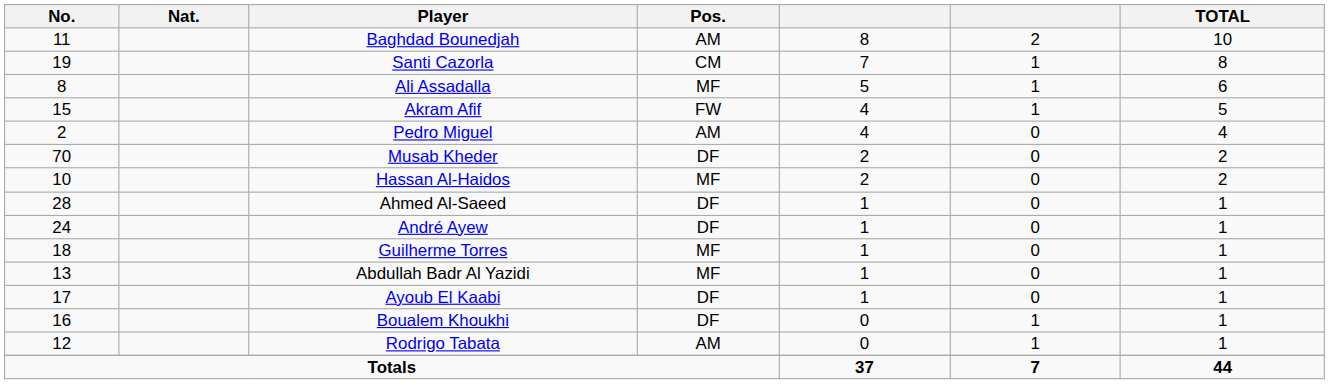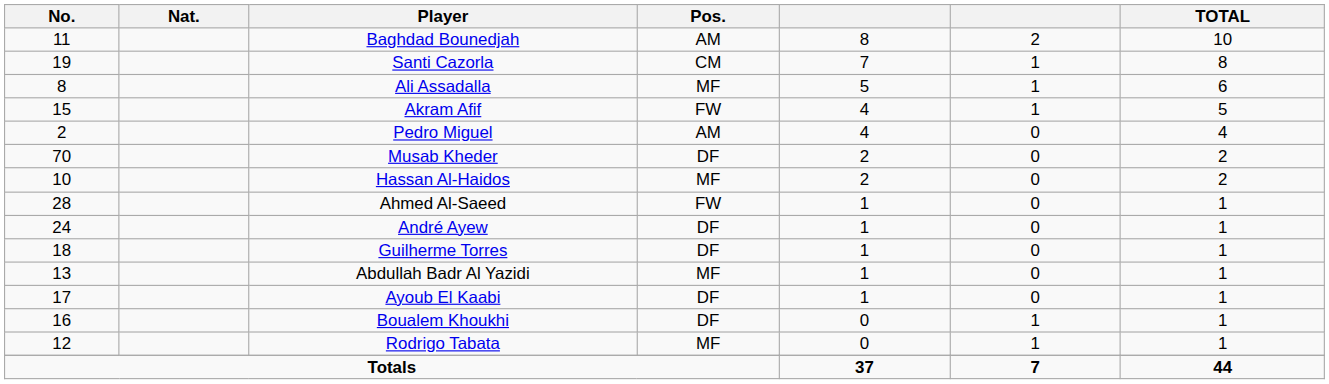(708, 203) DF -> (708, 203) FW
(708, 250) MF -> (708, 250) DF
(708, 343) AM -> (708, 343) MF
